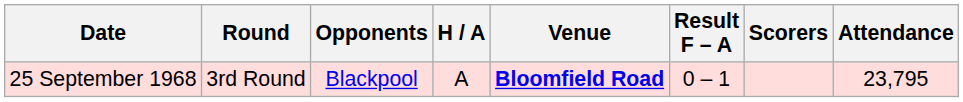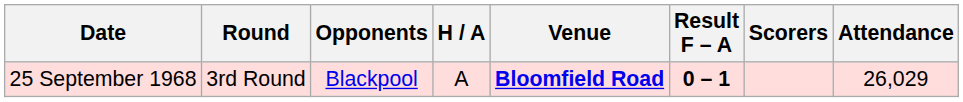(706, 79) normal -> (706, 79) bold
(896, 79) 23,795 -> (896, 79) 26,029
